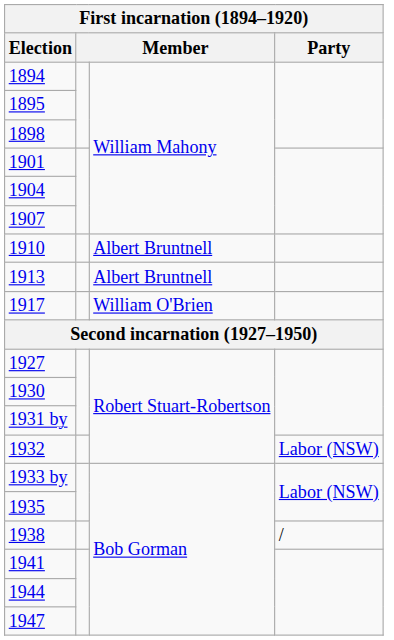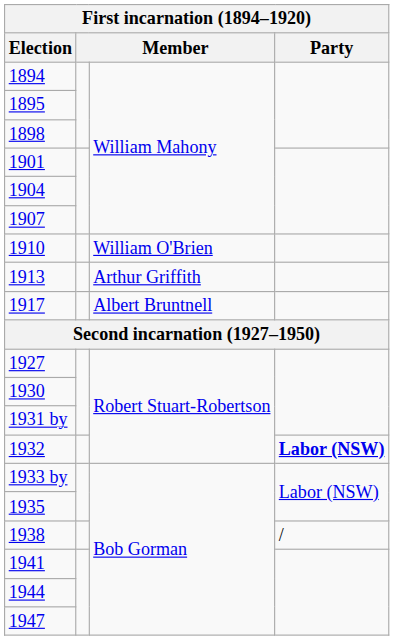(153, 248) Albert Bruntnell -> (153, 248) William O'Brien
(153, 276) Albert Bruntnell -> (147, 276) Arthur Griffith
(153, 305) William O'Brien -> (153, 305) Albert Bruntnell
(329, 448) normal -> (332, 448) bold
